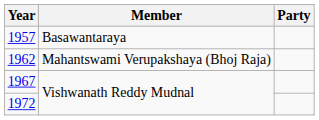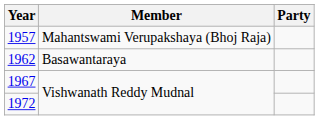(84, 37) Basawantaraya -> (156, 37) Mahantswami Verupakshaya (Bhoj Raja)
(156, 59) Mahantswami Verupakshaya (Bhoj Raja) -> (84, 59) Basawantaraya
